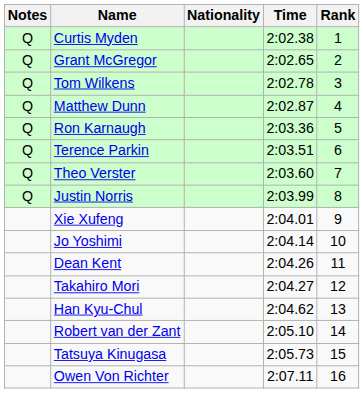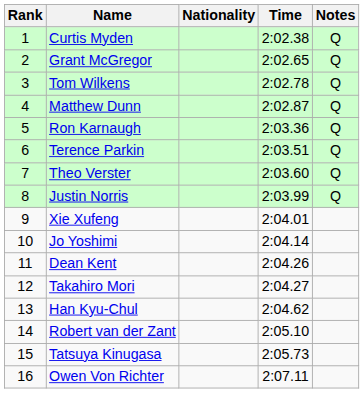columns swapped: (338, 15) <-> (28, 15)
